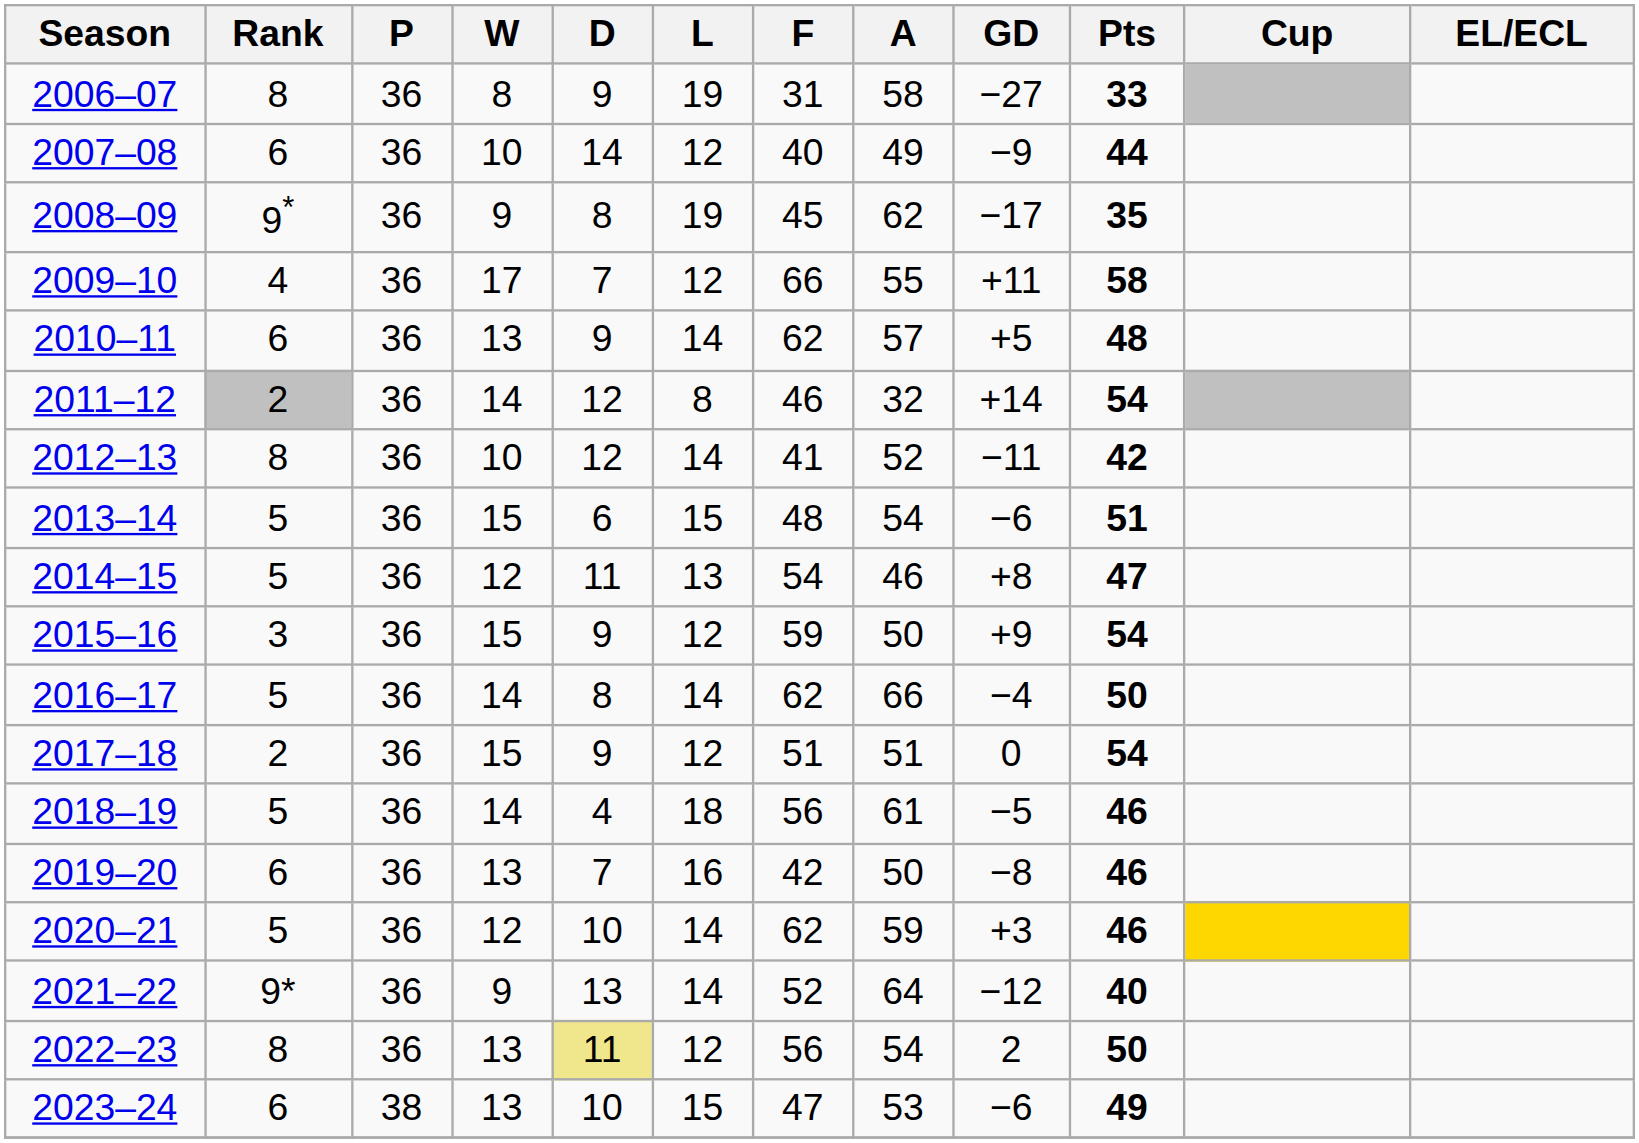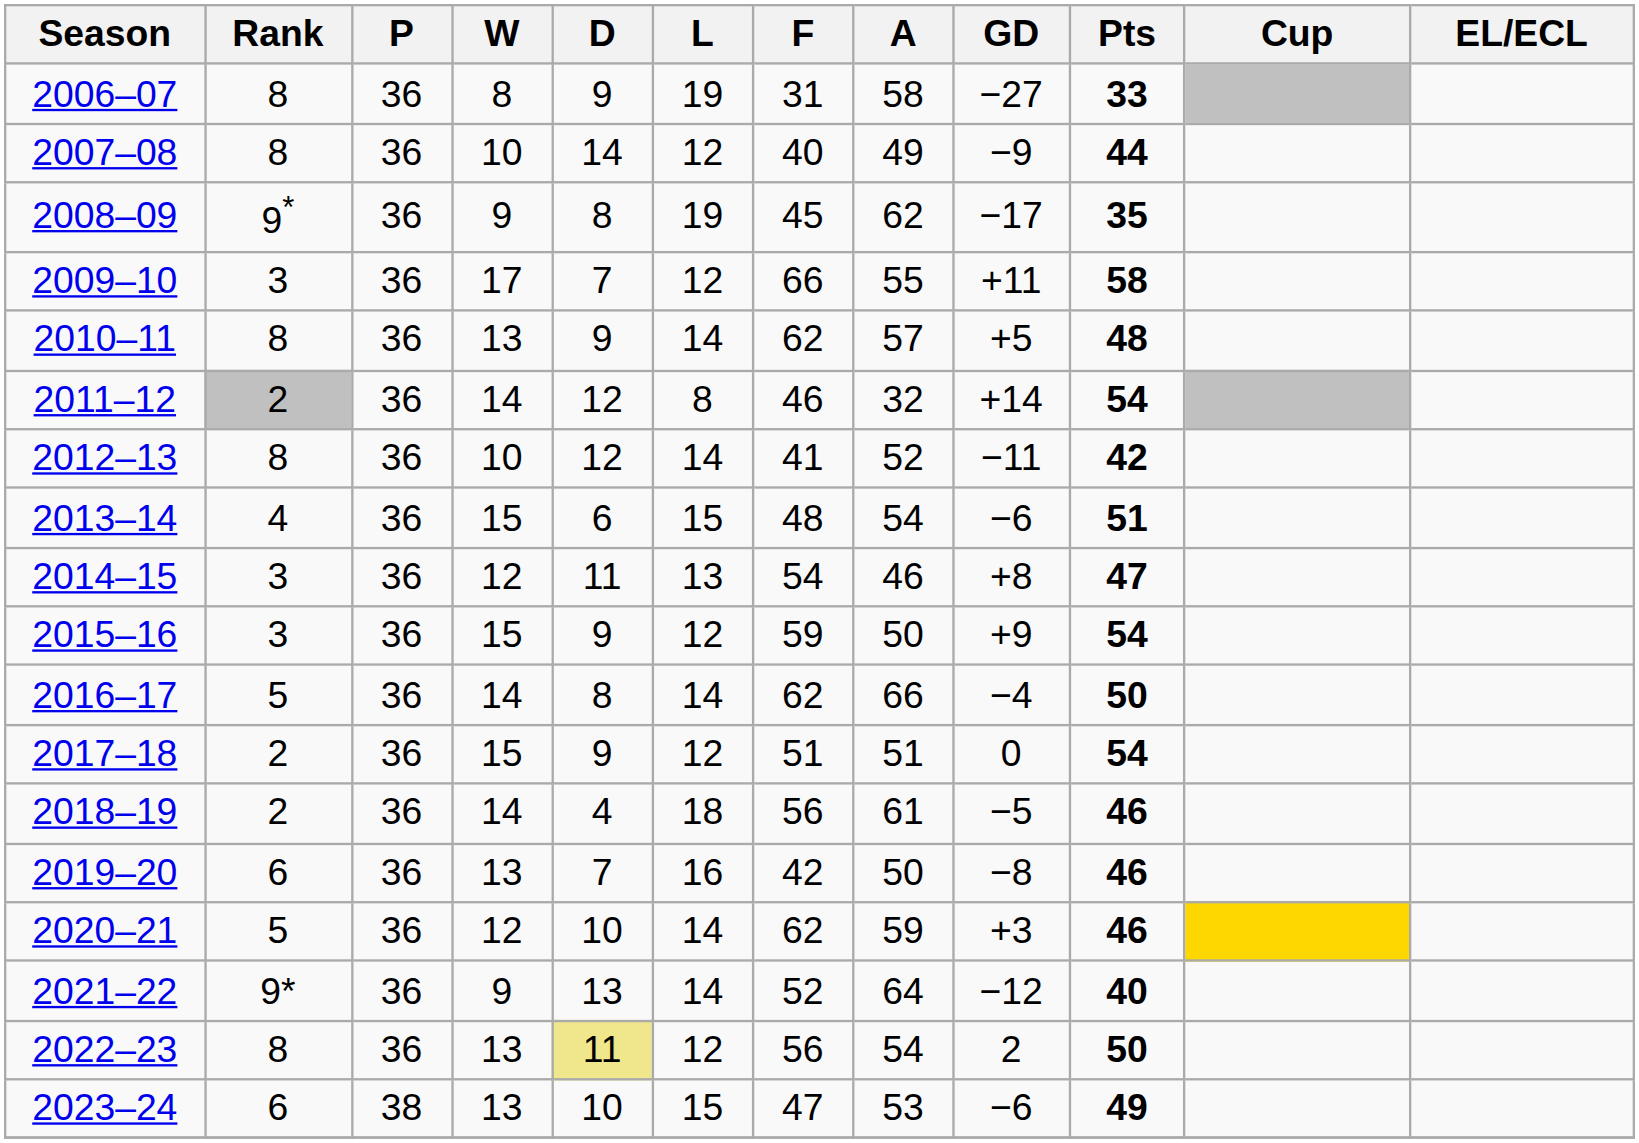(278, 152) 6 -> (278, 152) 8
(278, 280) 4 -> (278, 280) 3
(278, 339) 6 -> (278, 339) 8
(278, 517) 5 -> (278, 517) 4
(278, 576) 5 -> (278, 576) 3
(278, 812) 5 -> (278, 812) 2
